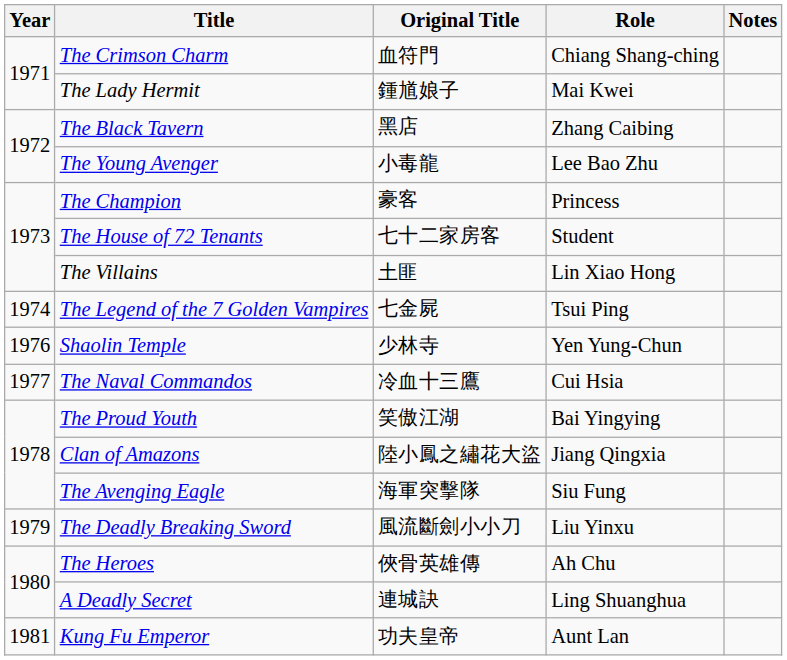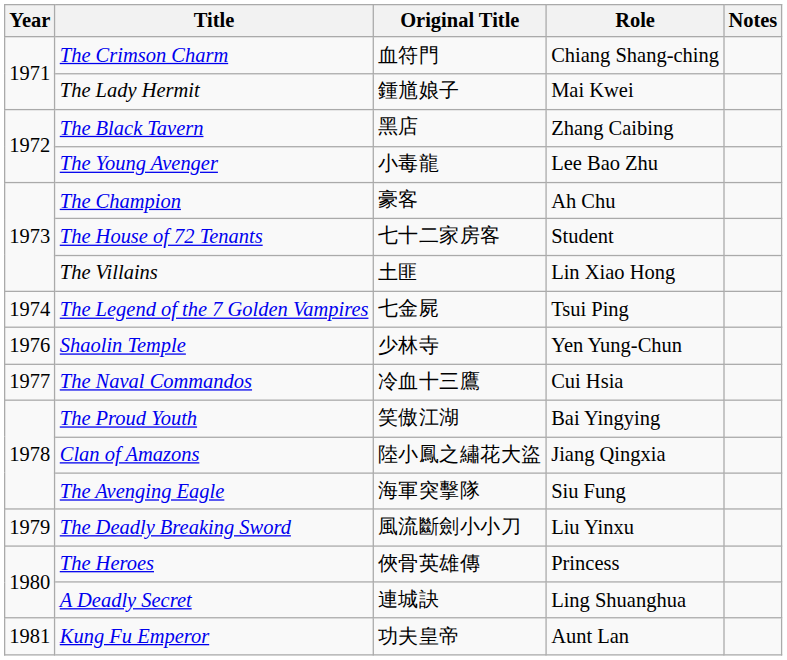(585, 200) Princess -> (583, 200) Ah Chu
(583, 563) Ah Chu -> (585, 563) Princess
